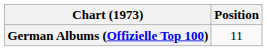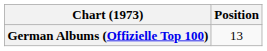(237, 35) 11 -> (237, 35) 13
